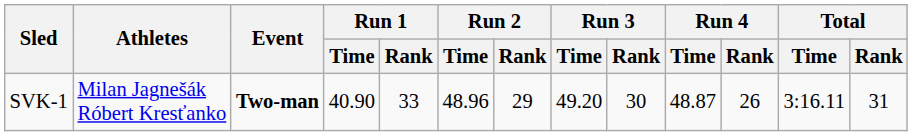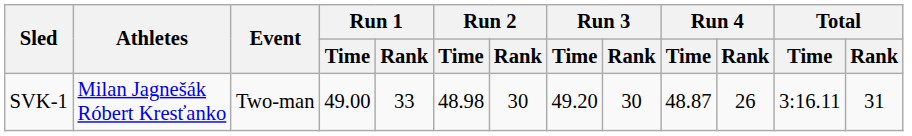(278, 101) bold -> (275, 101) normal
(352, 101) 40.90 -> (347, 101) 49.00
(466, 101) 48.96 -> (461, 101) 48.98
(522, 101) 29 -> (518, 101) 30
